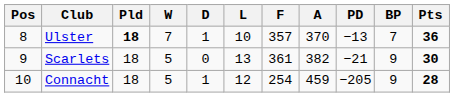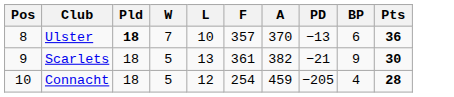- column: (206, 15)
(393, 37) 7 -> (356, 37) 6
(393, 81) 9 -> (356, 81) 4
